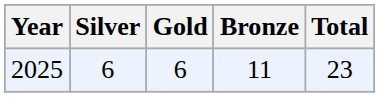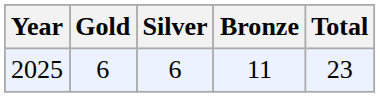columns swapped: (180, 26) <-> (108, 26)
